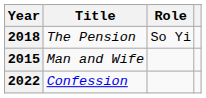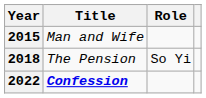rows swapped: (24, 60) <-> (24, 38)
(87, 82) normal -> (87, 82) bold
